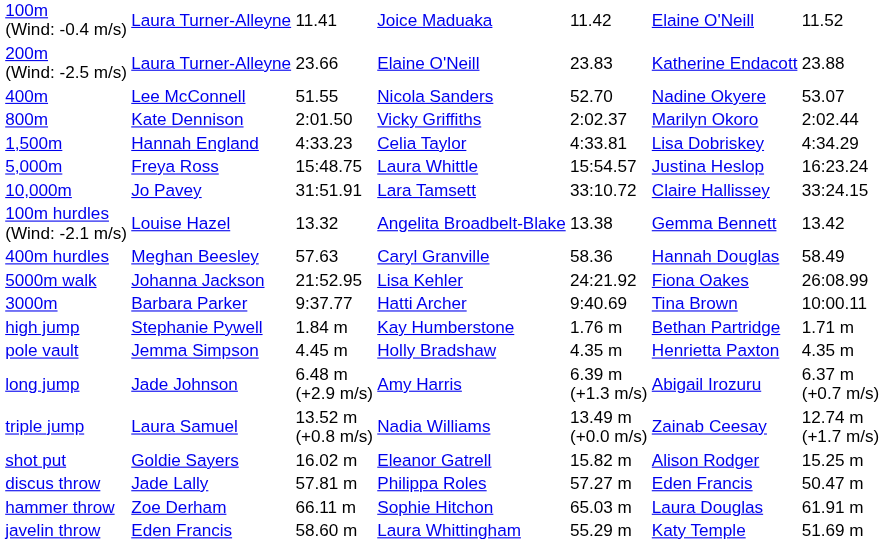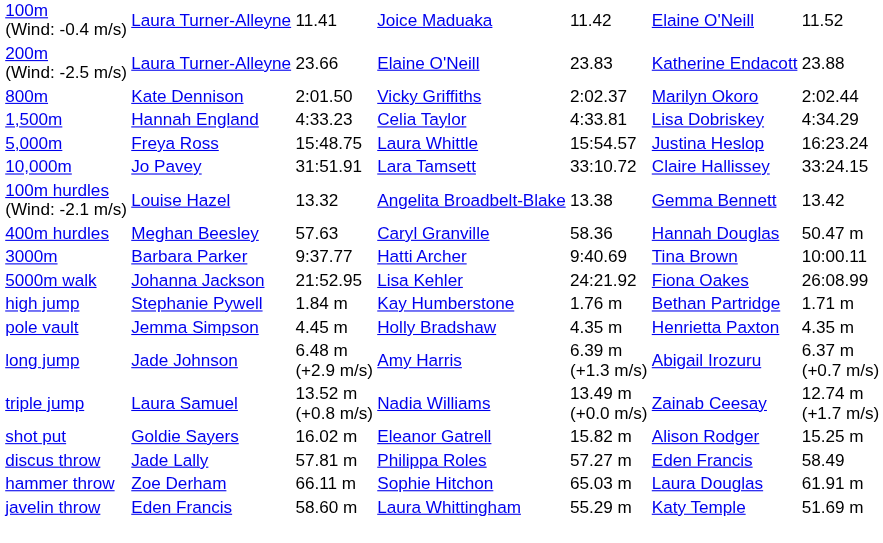- row: (27, 96)
(823, 256) 58.49 -> (833, 233) 50.47 m
rows swapped: (31, 303) <-> (51, 280)
(833, 483) 50.47 m -> (823, 460) 58.49
